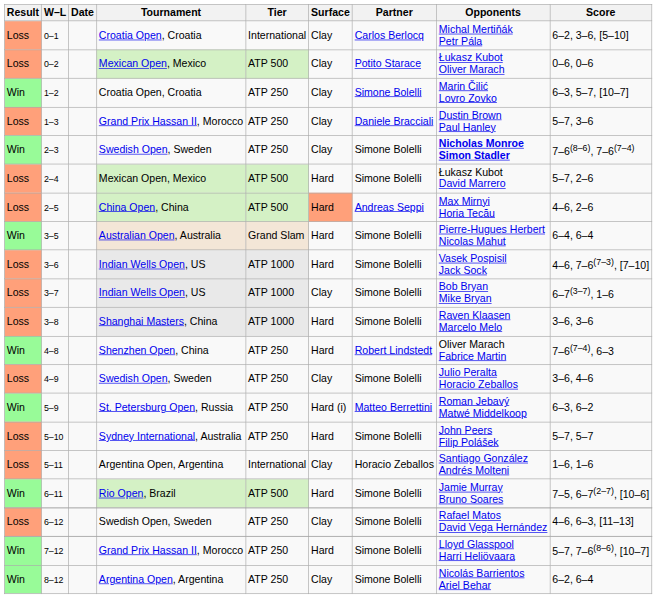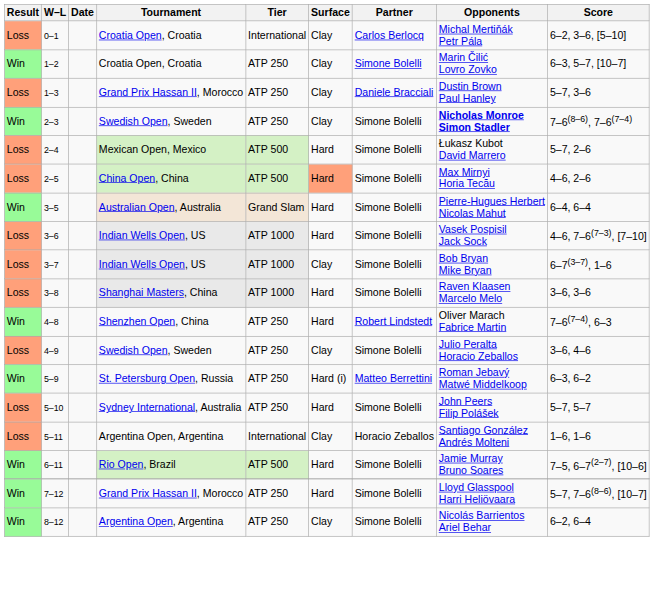- row: (51, 64)
(389, 207) Andreas Seppi -> (388, 178) Simone Bolelli
- row: (54, 522)
